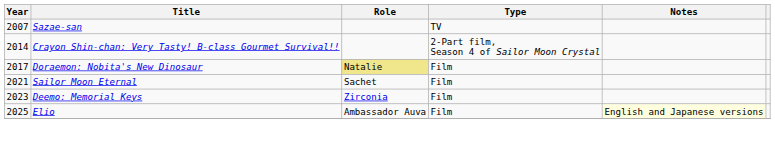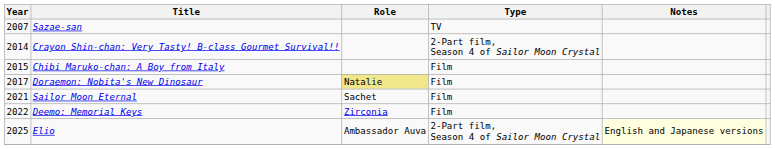+ row: (129, 67)
(17, 96) 2023 -> (17, 111) 2022
(441, 111) Film -> (515, 131) 2-Part film, Season 4 of Sailor Moon Crystal
